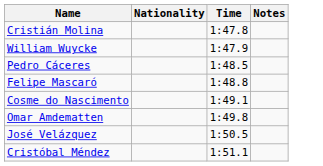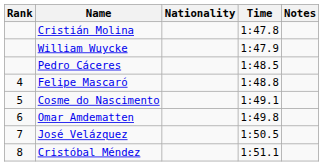+ column: (20, 13)
